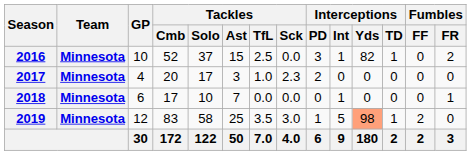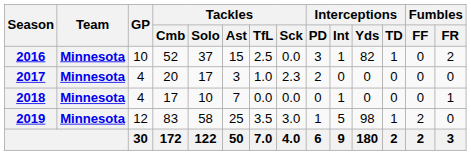(141, 98) 6 -> (141, 98) 4
(367, 118) lightsalmon background -> (367, 118) no background
